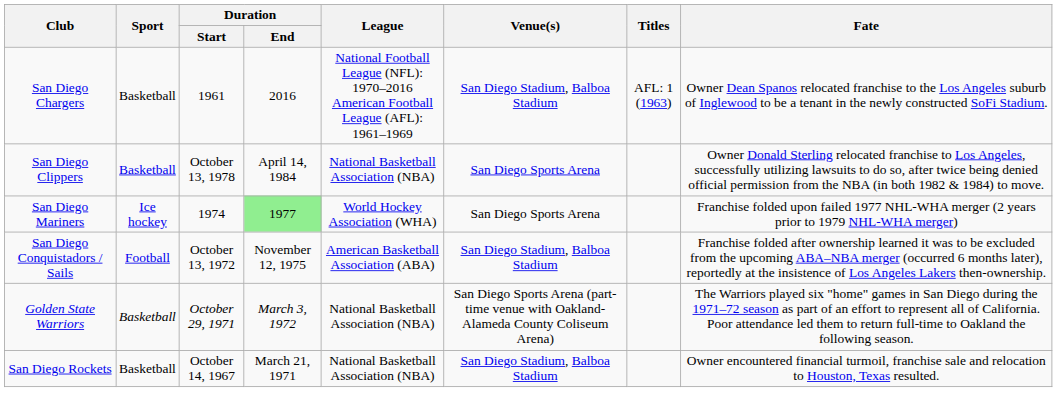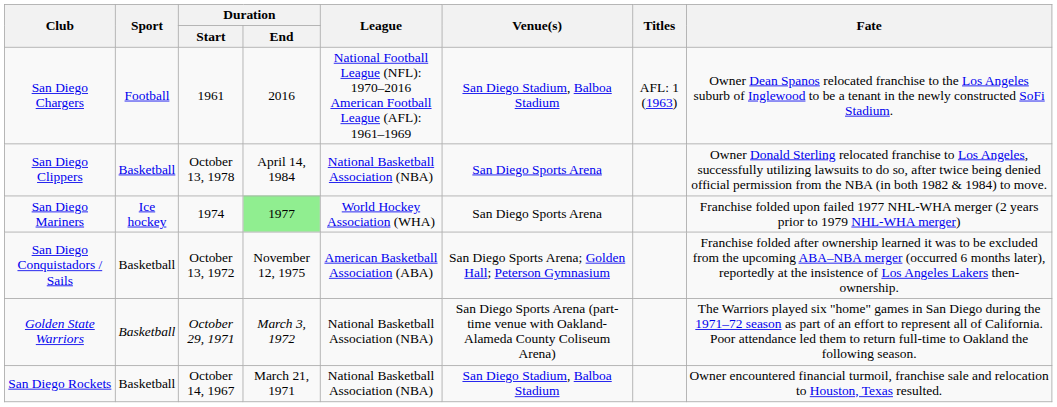(147, 95) Basketball -> (147, 95) Football
(147, 257) Football -> (147, 265) Basketball
(535, 257) San Diego Stadium, Balboa Stadium -> (537, 265) San Diego Sports Arena; Golden Hall; Peterson Gymnasium
